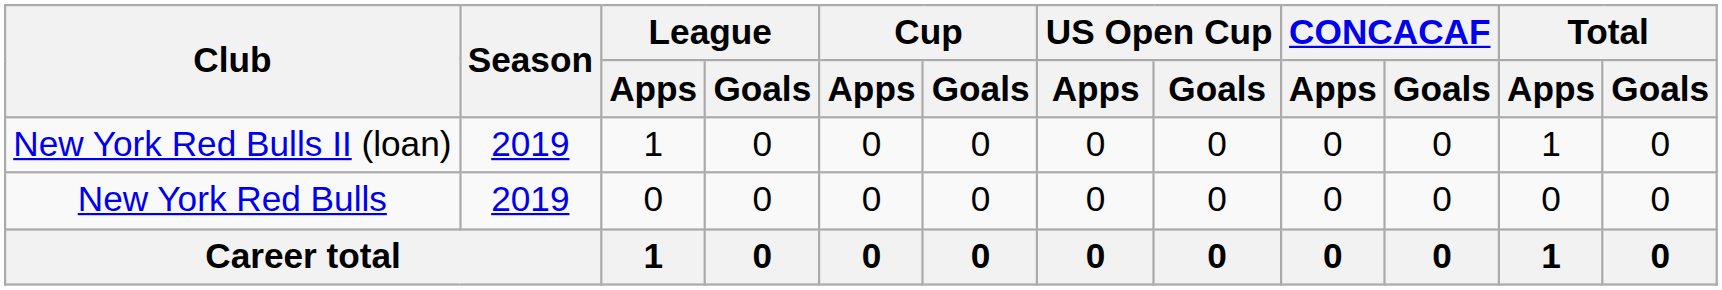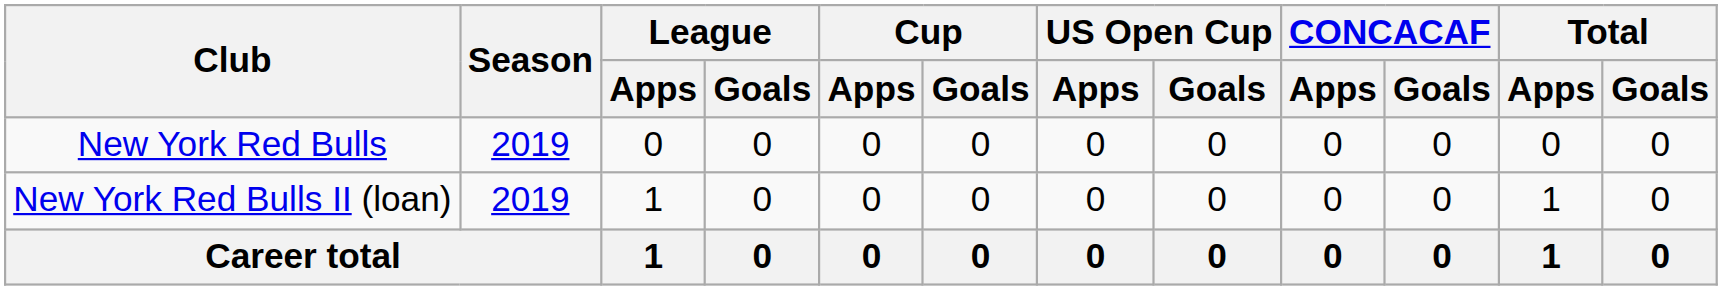rows swapped: (232, 199) <-> (232, 144)
